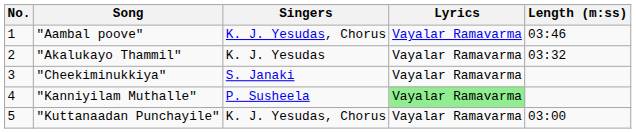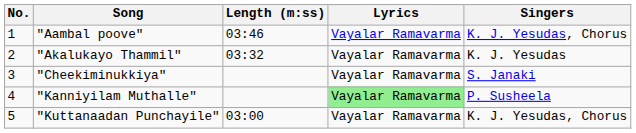columns swapped: (306, 15) <-> (578, 15)
